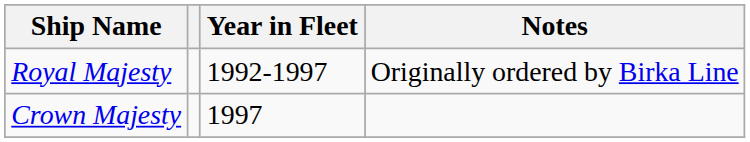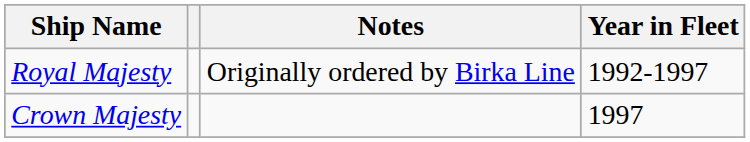columns swapped: (282, 26) <-> (555, 26)
